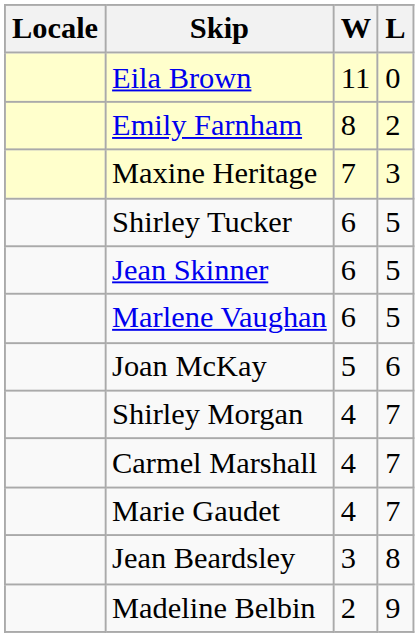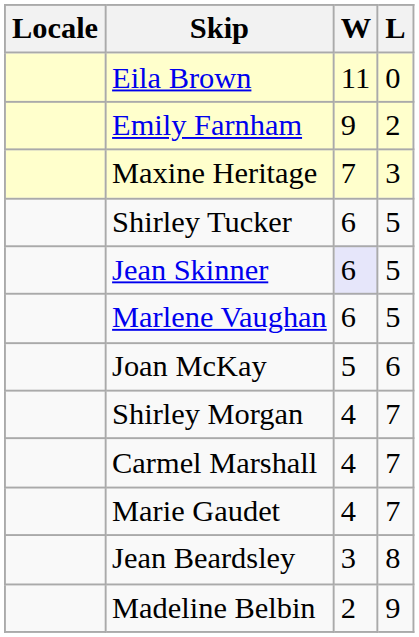(348, 125) 8 -> (348, 125) 9
(348, 269) no background -> (348, 269) lavender background
